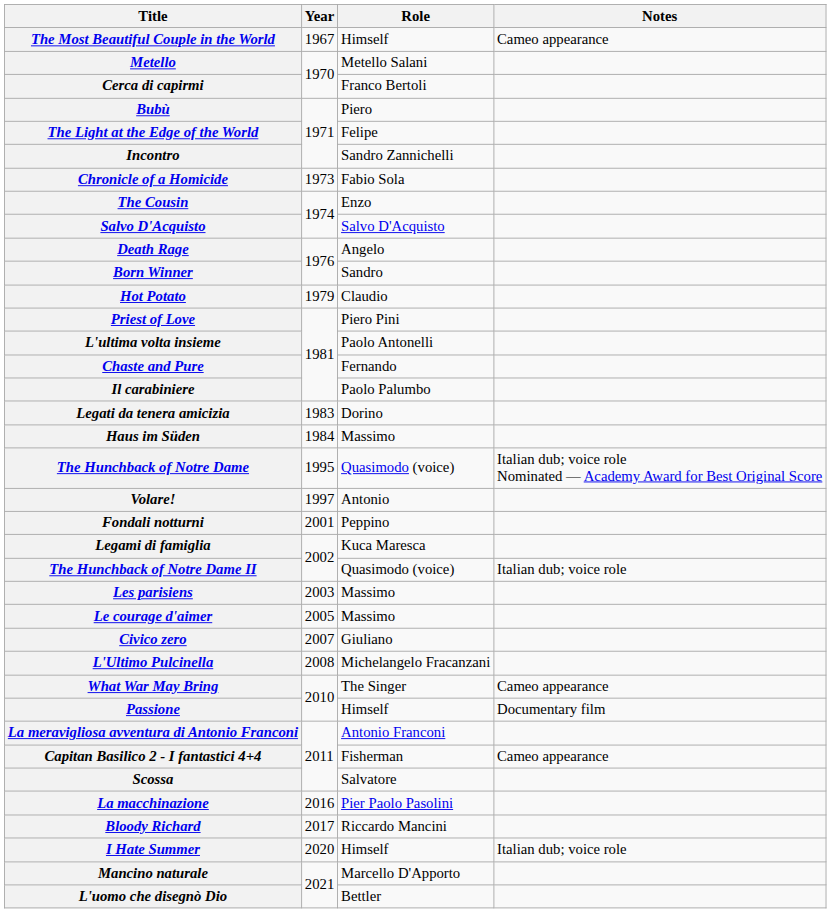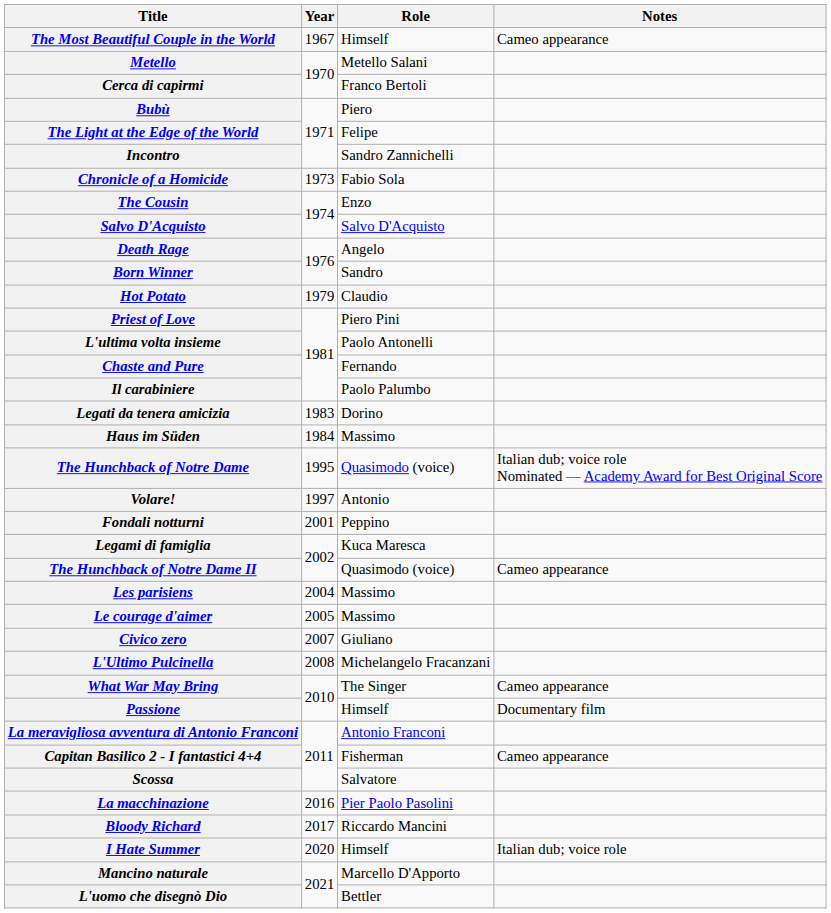(562, 569) Italian dub; voice role -> (553, 569) Cameo appearance
(320, 593) 2003 -> (320, 593) 2004
